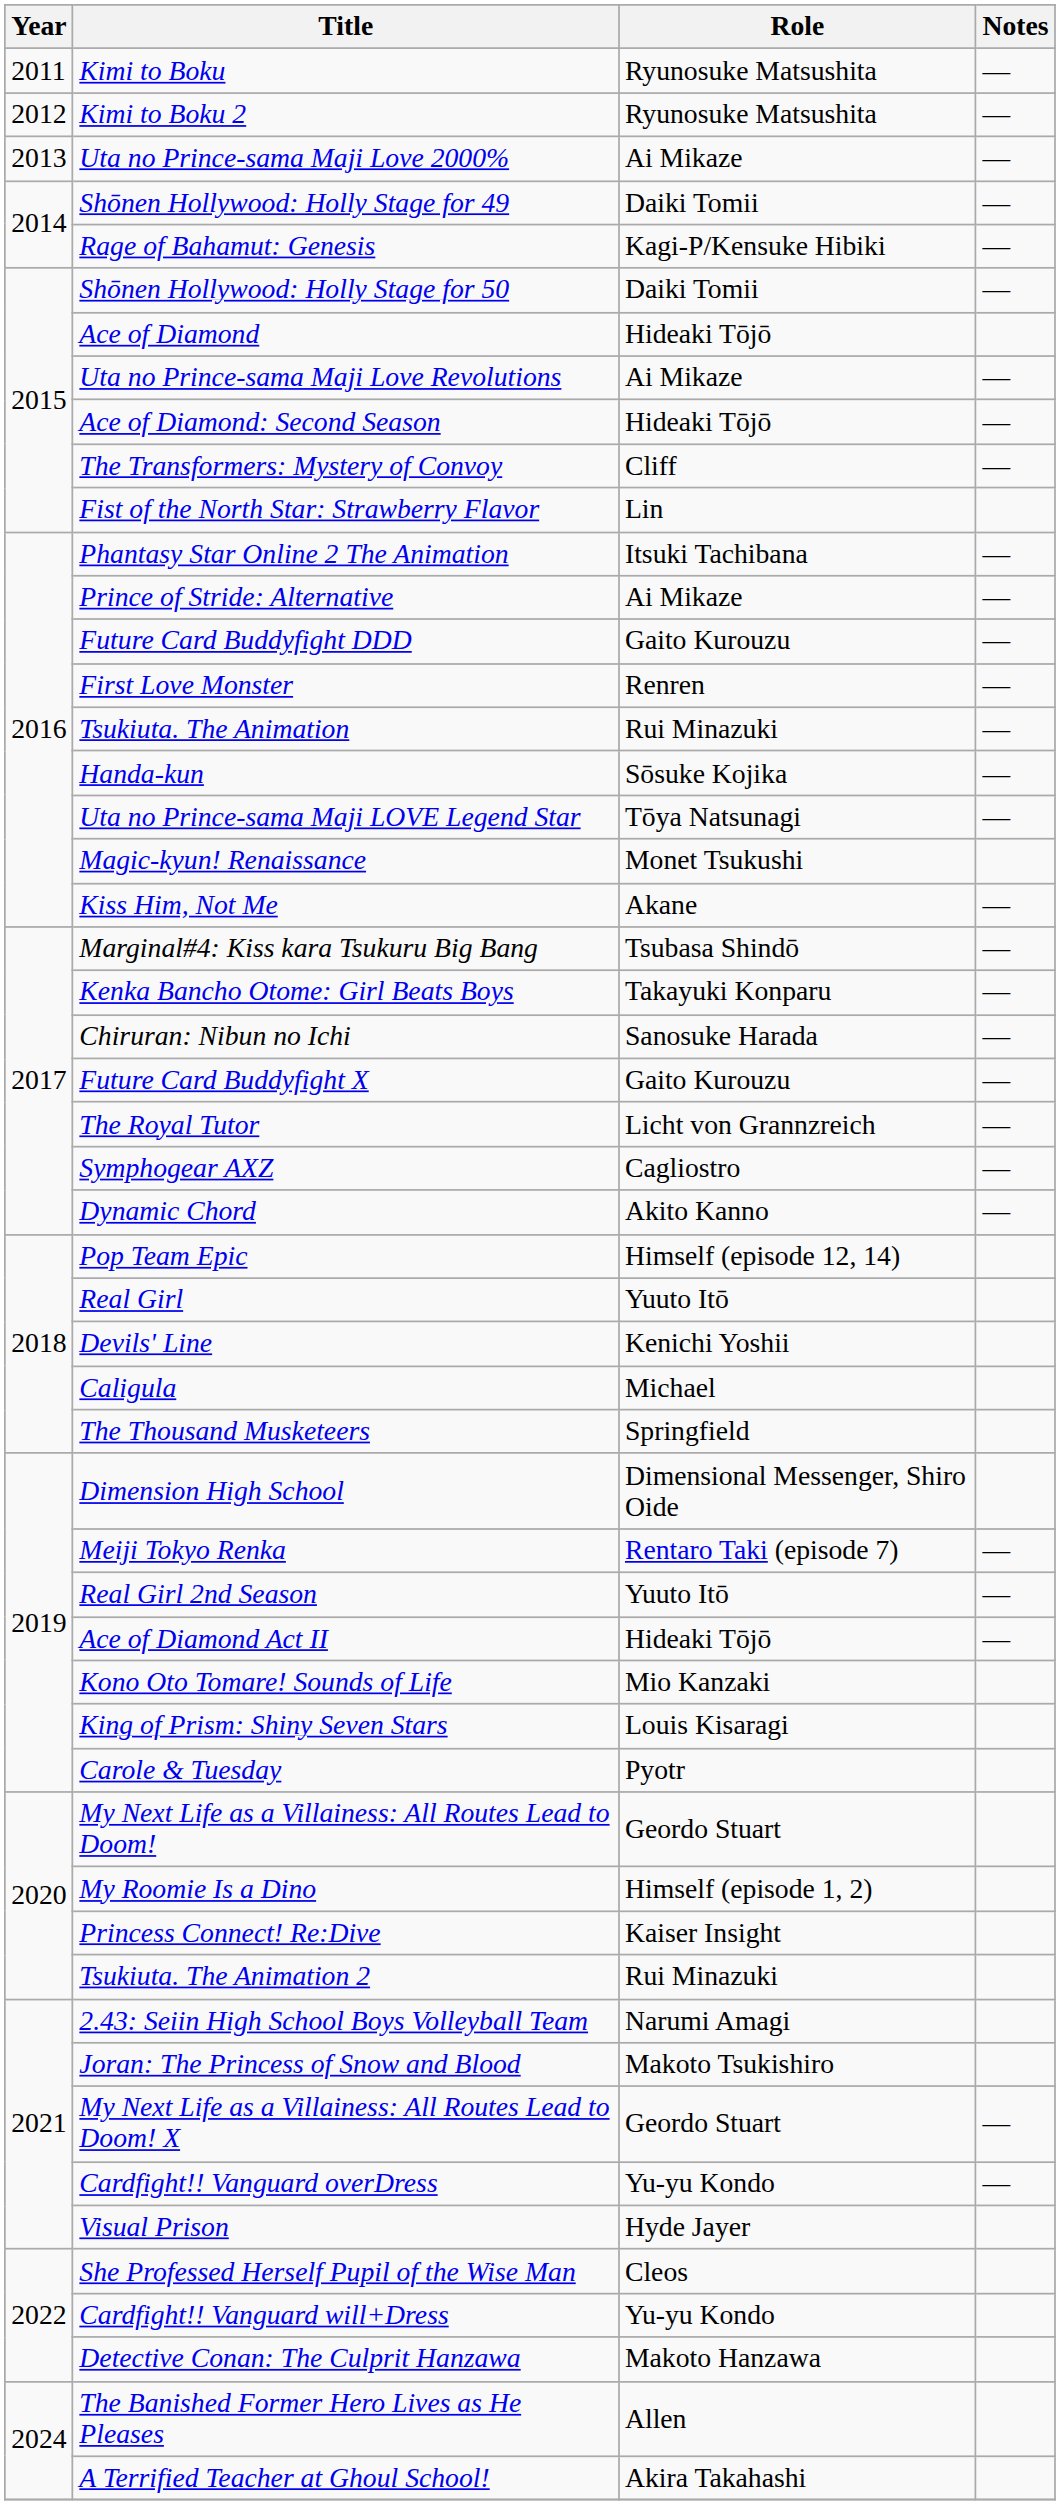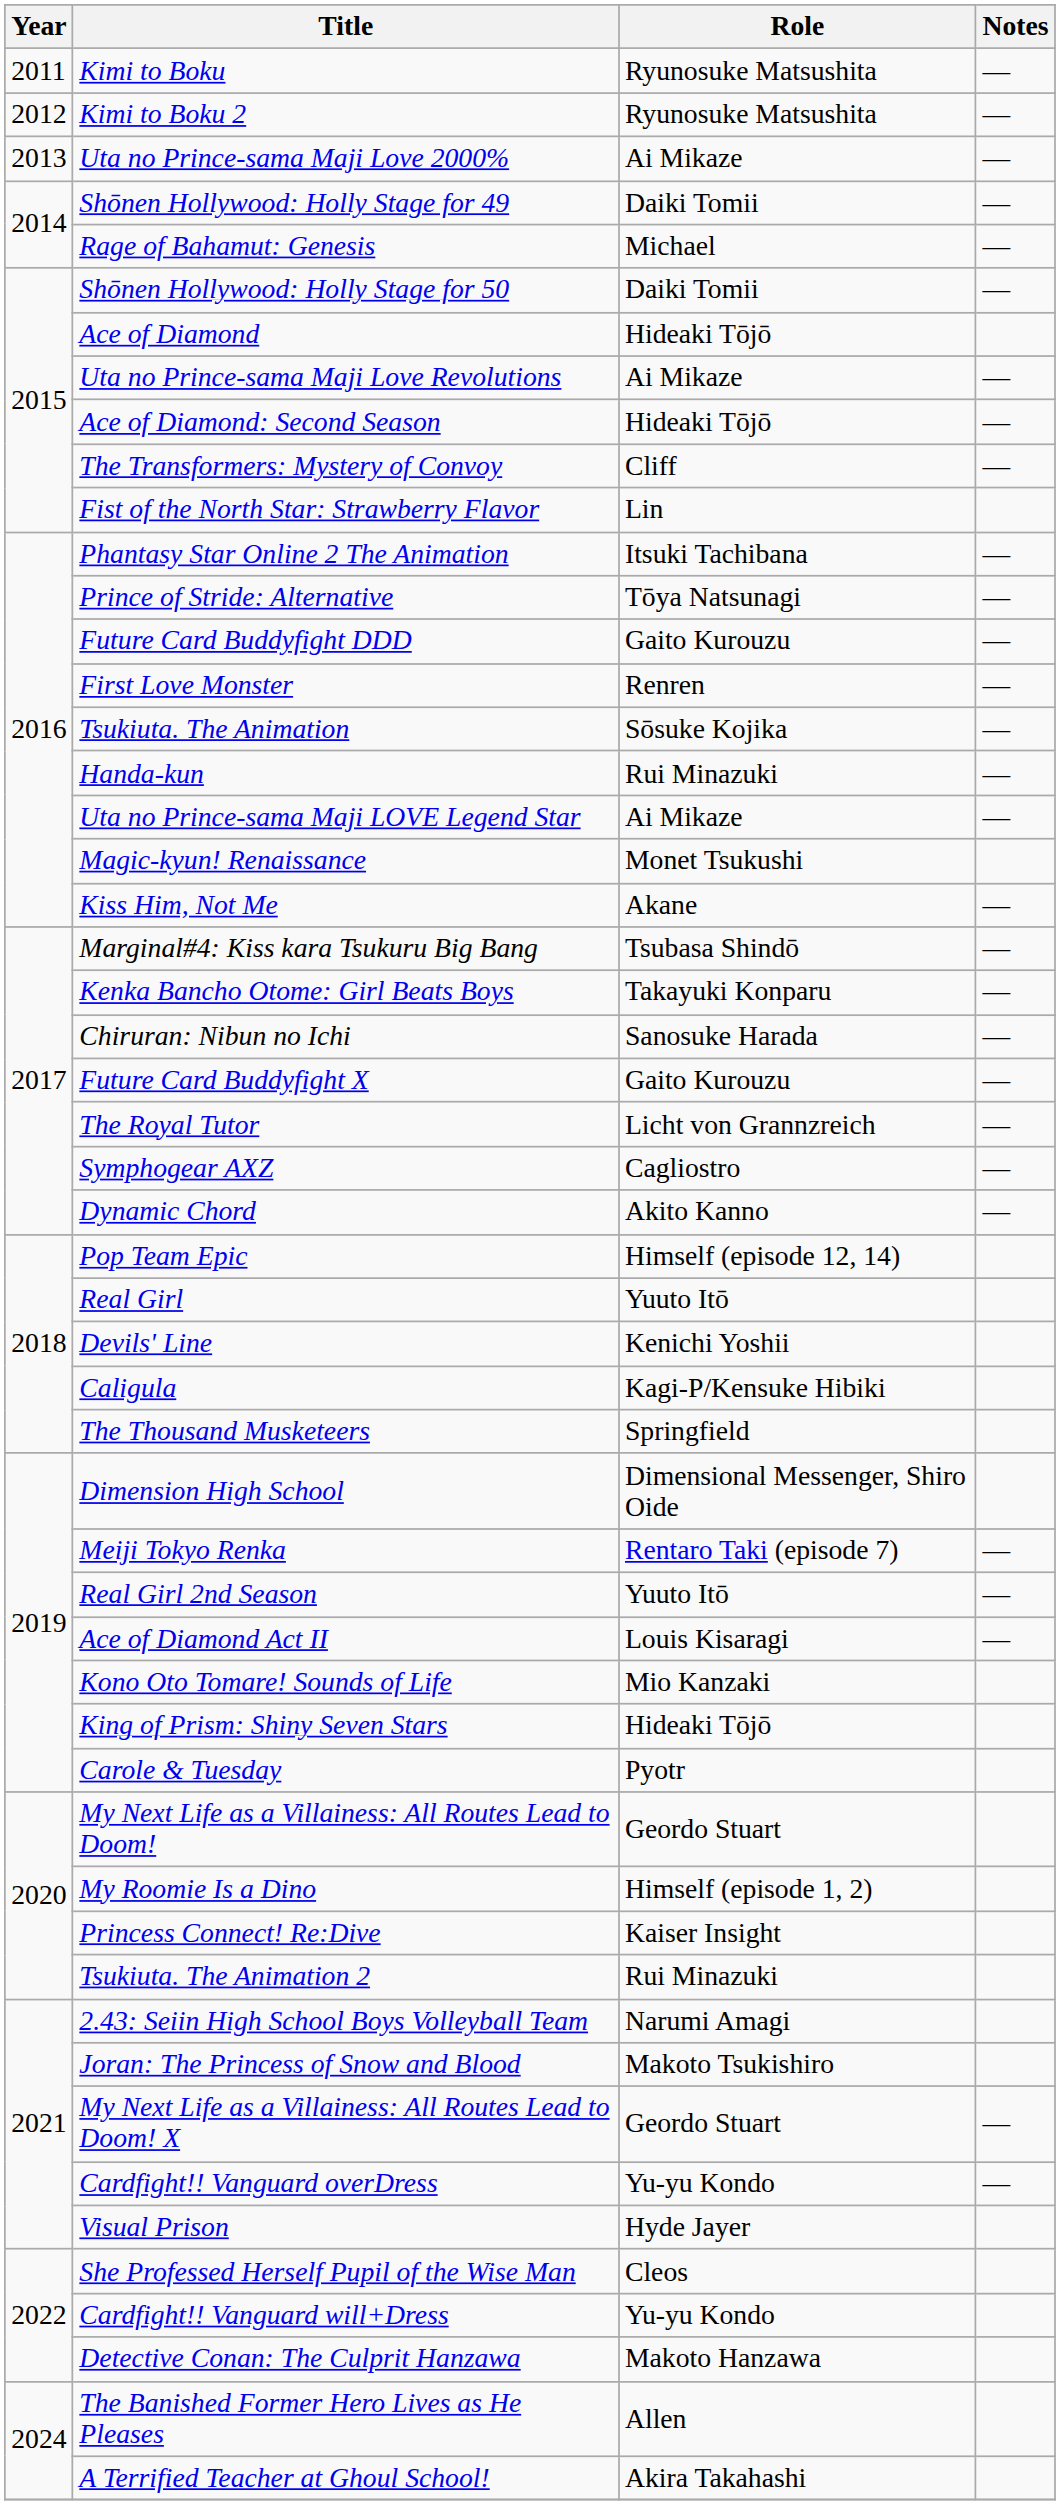(755, 245) Kagi-P/Kensuke Hibiki -> (670, 245) Michael
(684, 597) Ai Mikaze -> (713, 597) Tōya Natsunagi
(701, 728) Rui Minazuki -> (706, 728) Sōsuke Kojika
(706, 772) Sōsuke Kojika -> (701, 772) Rui Minazuki
(713, 816) Tōya Natsunagi -> (684, 816) Ai Mikaze
(670, 1387) Michael -> (755, 1387) Kagi-P/Kensuke Hibiki
(698, 1637) Hideaki Tōjō -> (707, 1637) Louis Kisaragi
(707, 1725) Louis Kisaragi -> (698, 1725) Hideaki Tōjō
